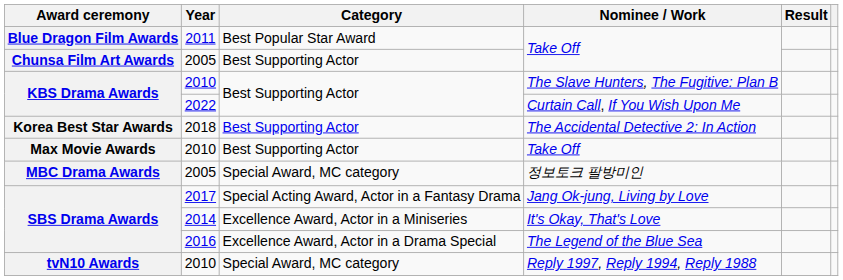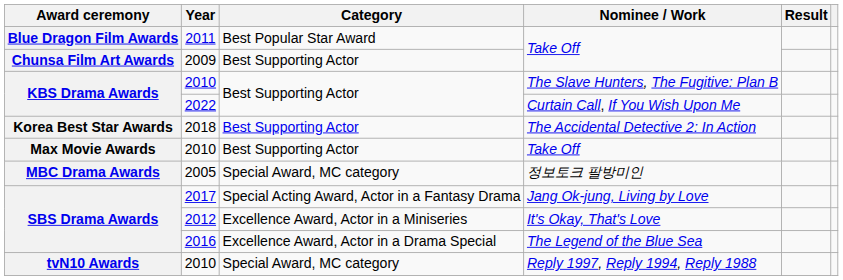(200, 60) 2005 -> (200, 60) 2009
(200, 219) 2014 -> (200, 219) 2012
